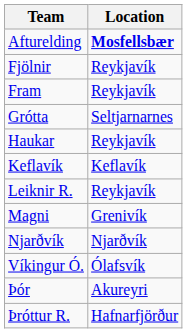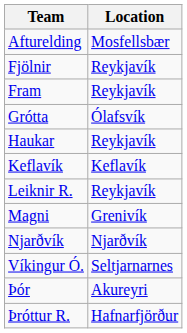(132, 41) bold -> (130, 41) normal
(132, 116) Seltjarnarnes -> (118, 116) Ólafsvík
(118, 265) Ólafsvík -> (132, 265) Seltjarnarnes
